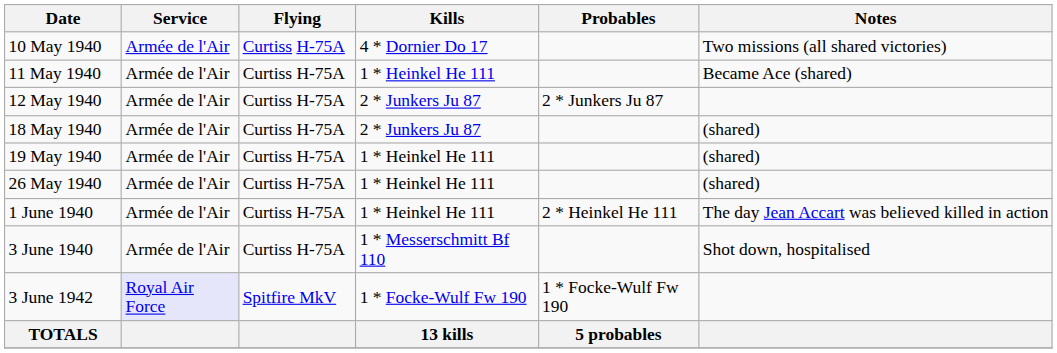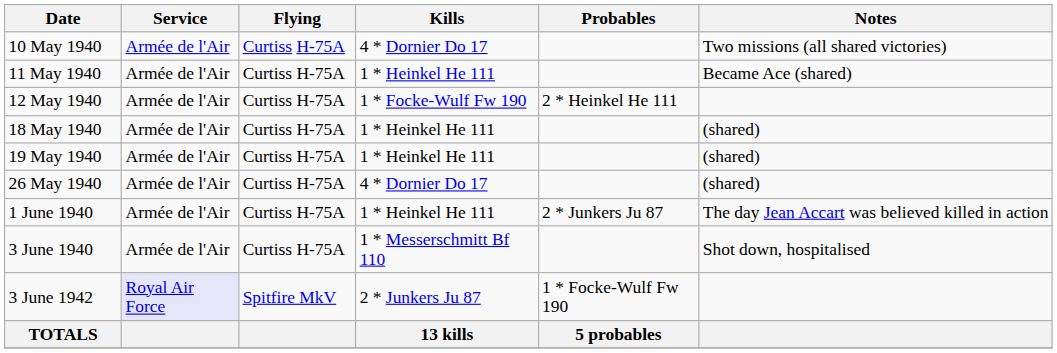(420, 101) 2 * Junkers Ju 87 -> (443, 101) 1 * Focke-Wulf Fw 190
(603, 101) 2 * Junkers Ju 87 -> (610, 101) 2 * Heinkel He 111
(420, 128) 2 * Junkers Ju 87 -> (427, 128) 1 * Heinkel He 111
(427, 184) 1 * Heinkel He 111 -> (424, 184) 4 * Dornier Do 17
(610, 211) 2 * Heinkel He 111 -> (603, 211) 2 * Junkers Ju 87
(443, 296) 1 * Focke-Wulf Fw 190 -> (420, 296) 2 * Junkers Ju 87
